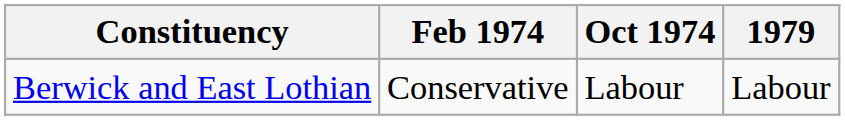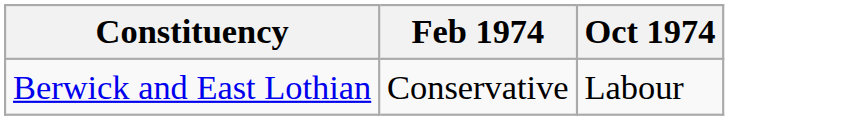- column: (781, 31)
